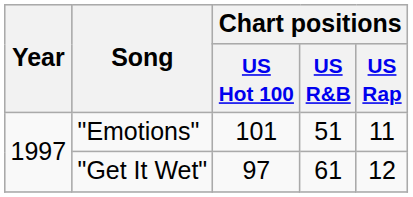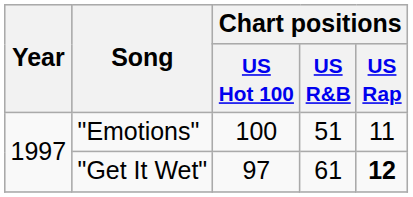(256, 131) 101 -> (256, 131) 100
(382, 171) normal -> (382, 171) bold
